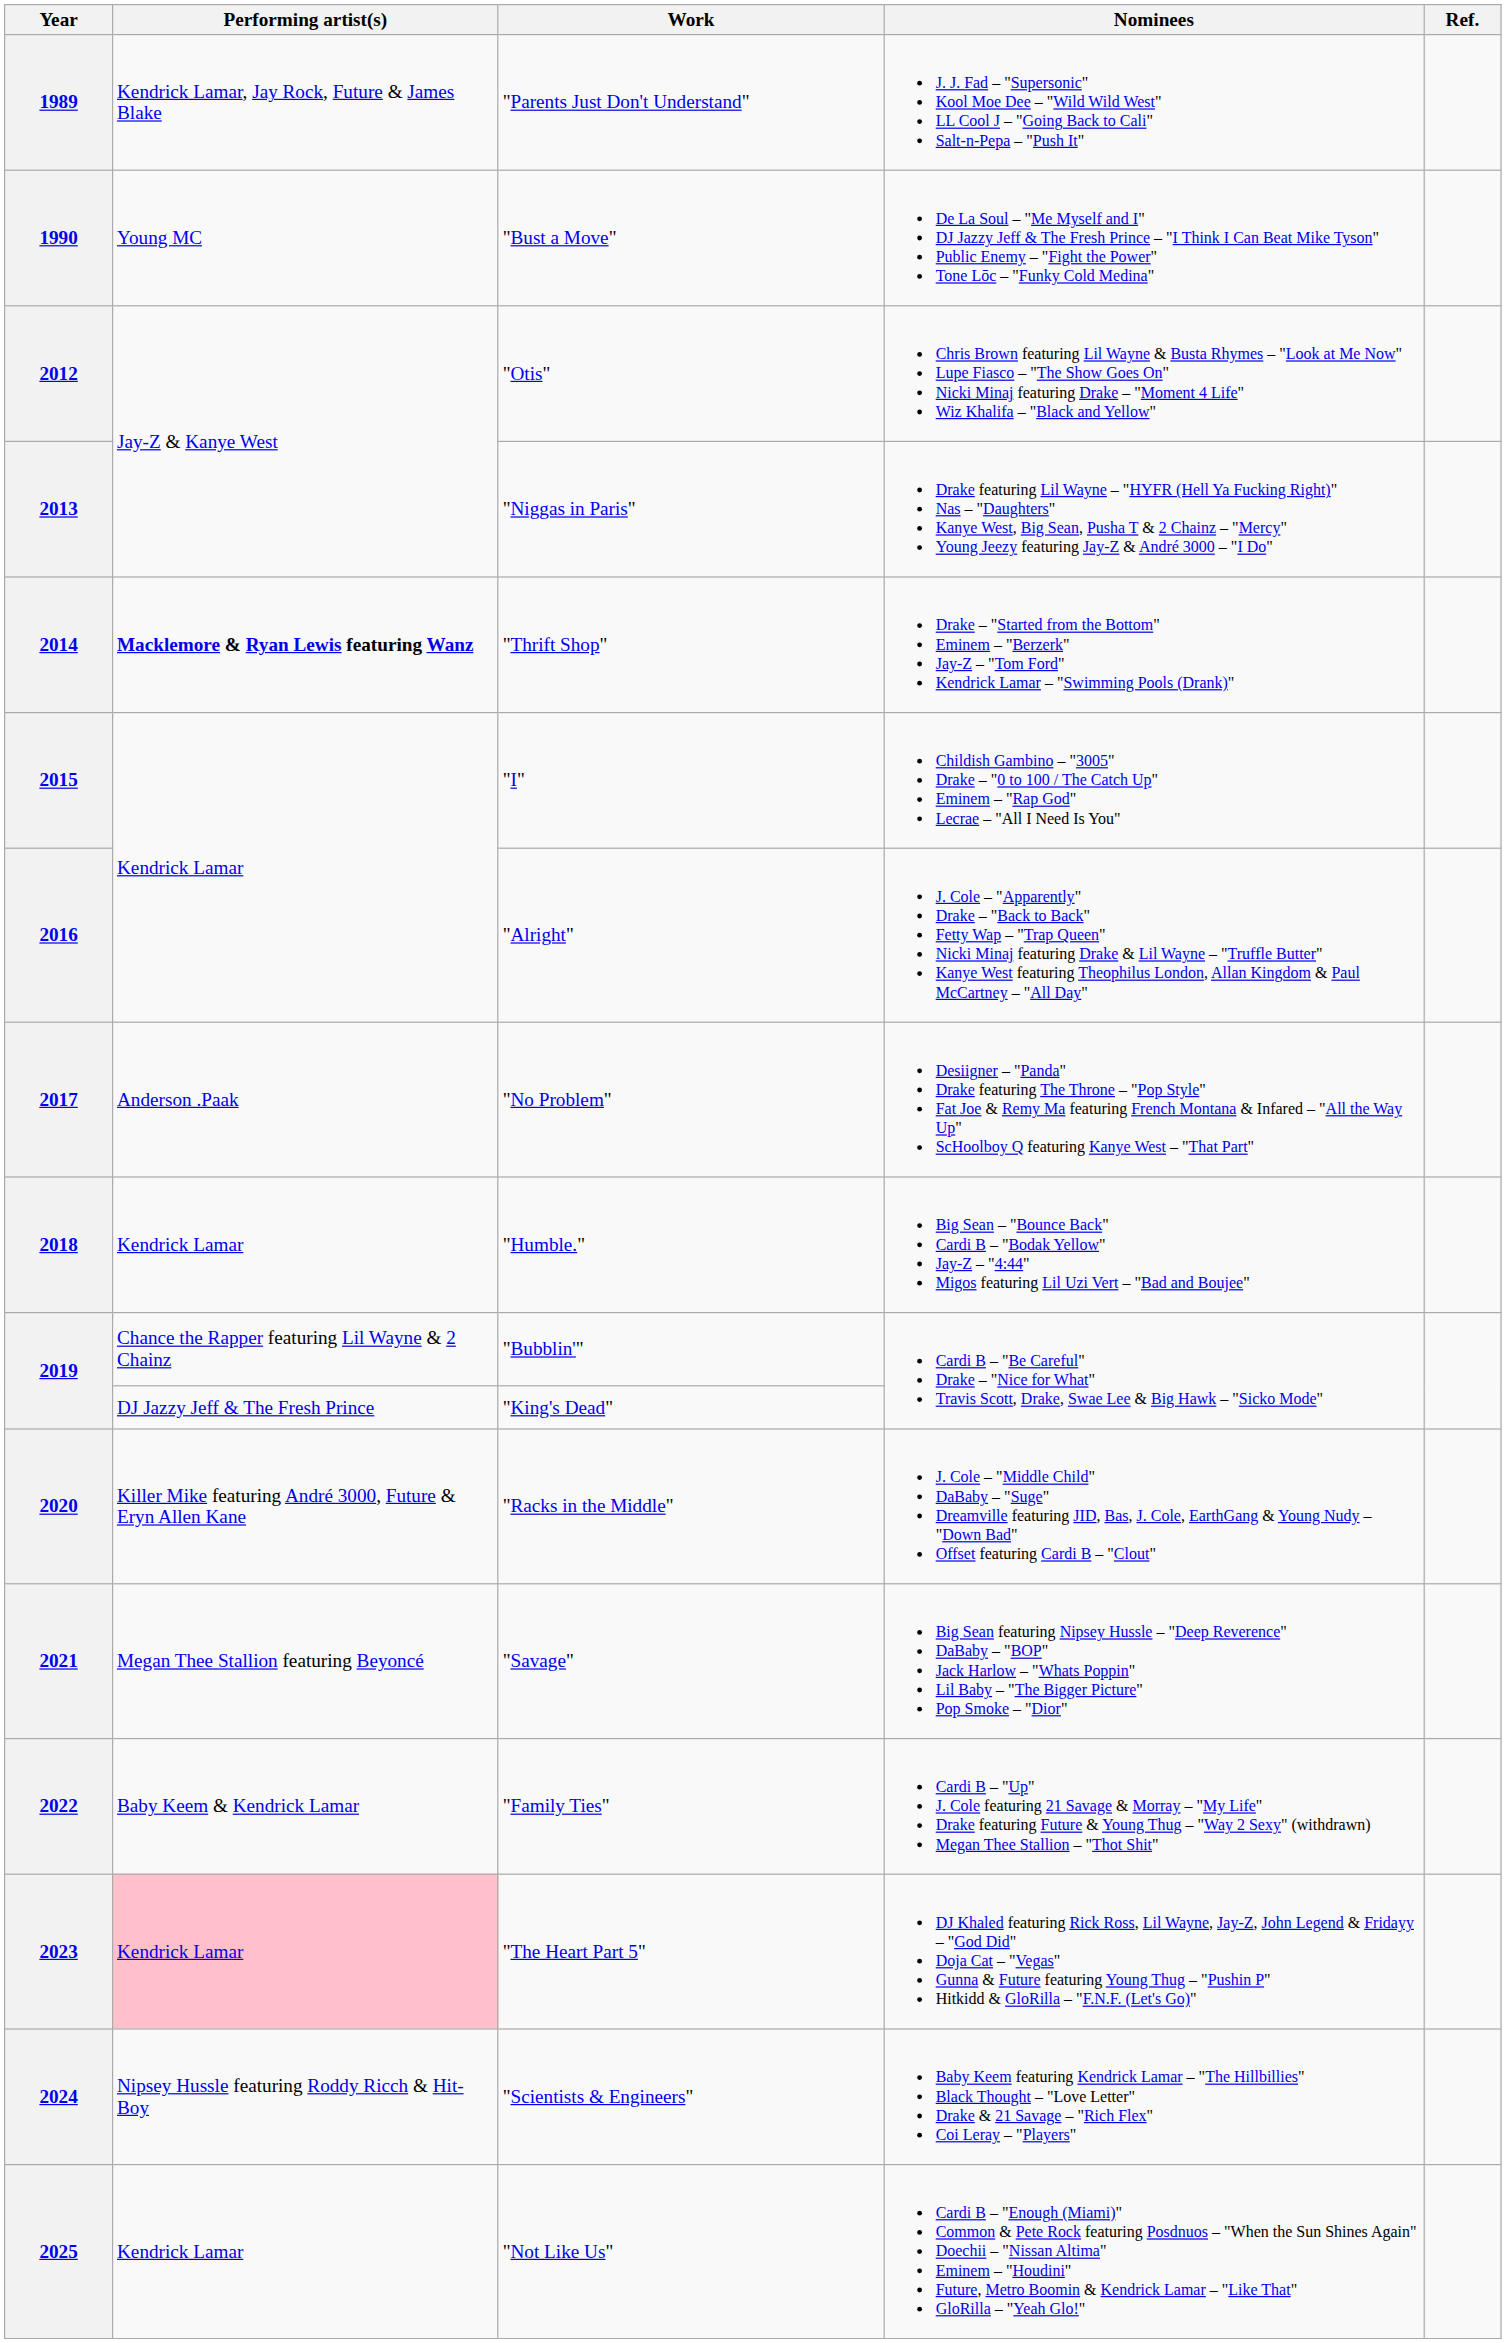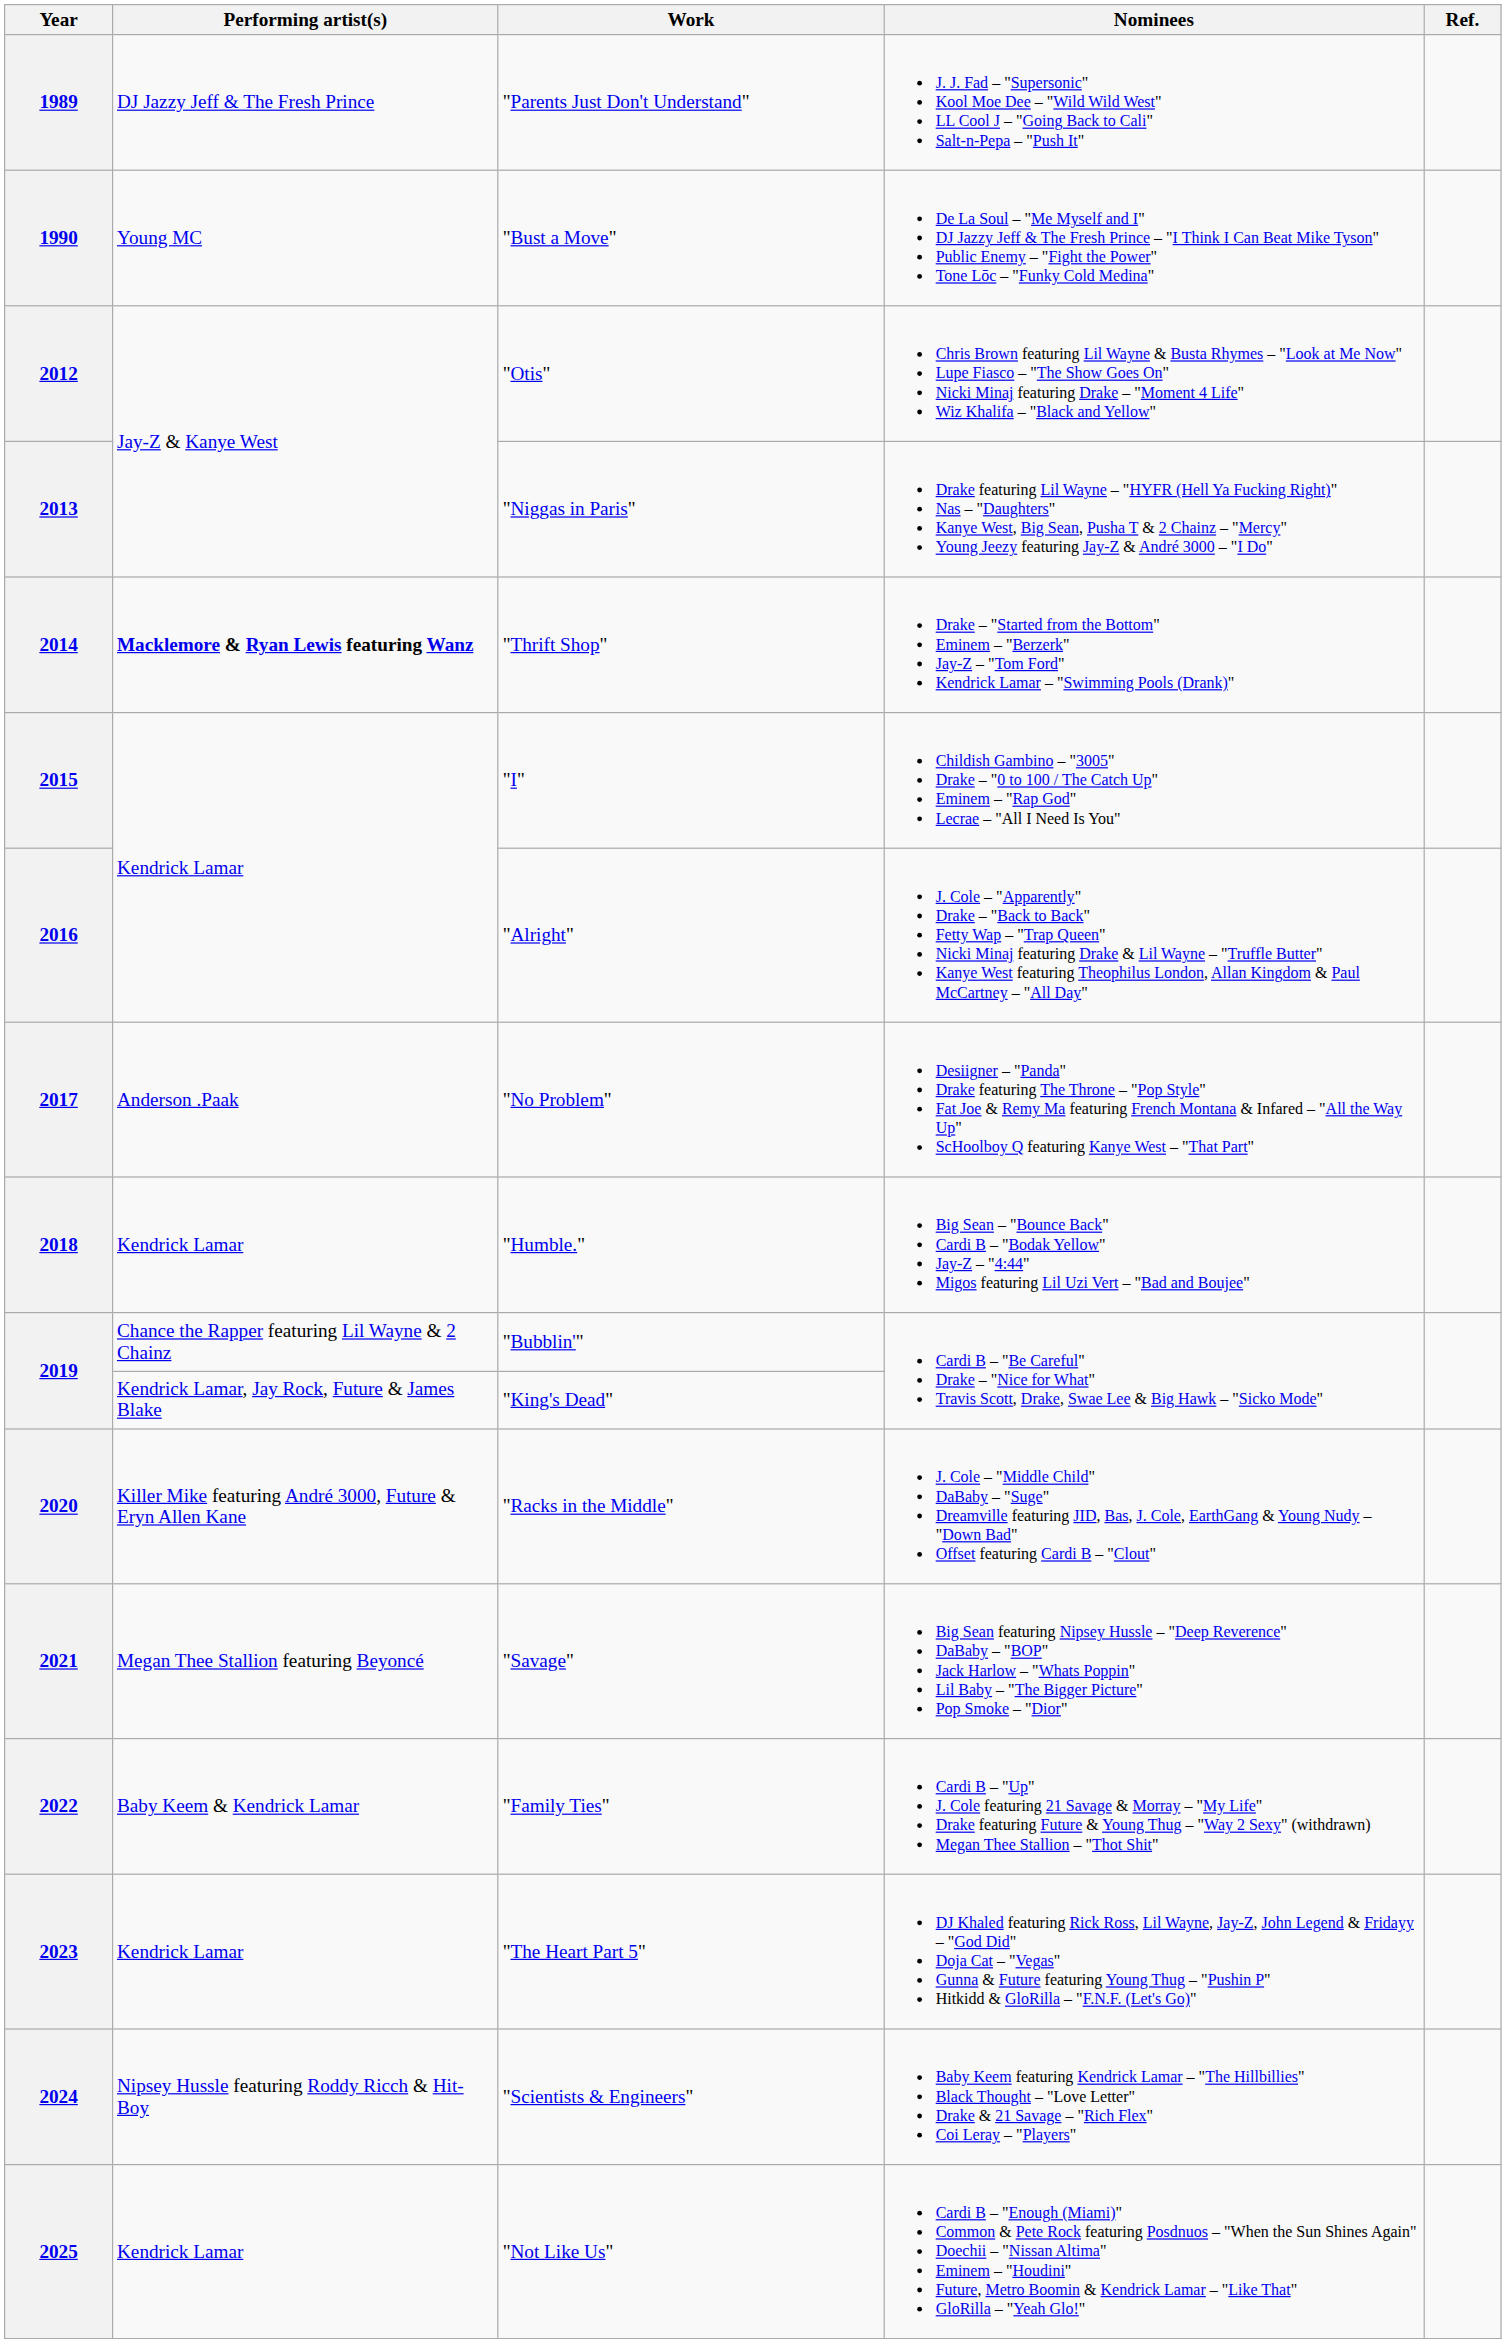(286, 102) Kendrick Lamar, Jay Rock, Future & James Blake -> (246, 102) DJ Jazzy Jeff & The Fresh Prince
(246, 1407) DJ Jazzy Jeff & The Fresh Prince -> (286, 1399) Kendrick Lamar, Jay Rock, Future & James Blake
(180, 1951) pink background -> (180, 1951) no background
